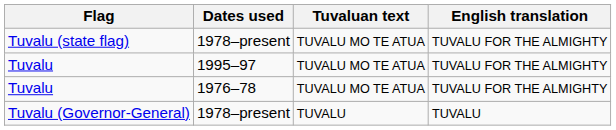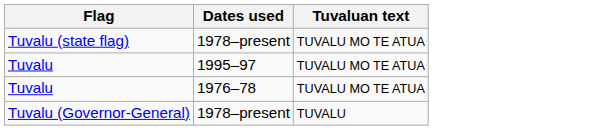- column: (520, 16)
